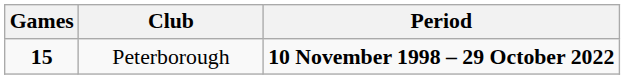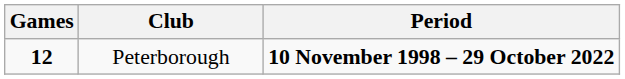(42, 56) 15 -> (42, 56) 12
